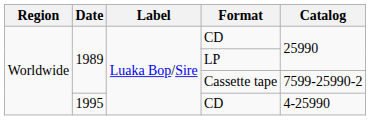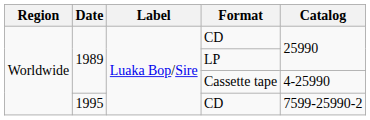(323, 81) 7599-25990-2 -> (307, 81) 4-25990
(307, 103) 4-25990 -> (323, 103) 7599-25990-2
